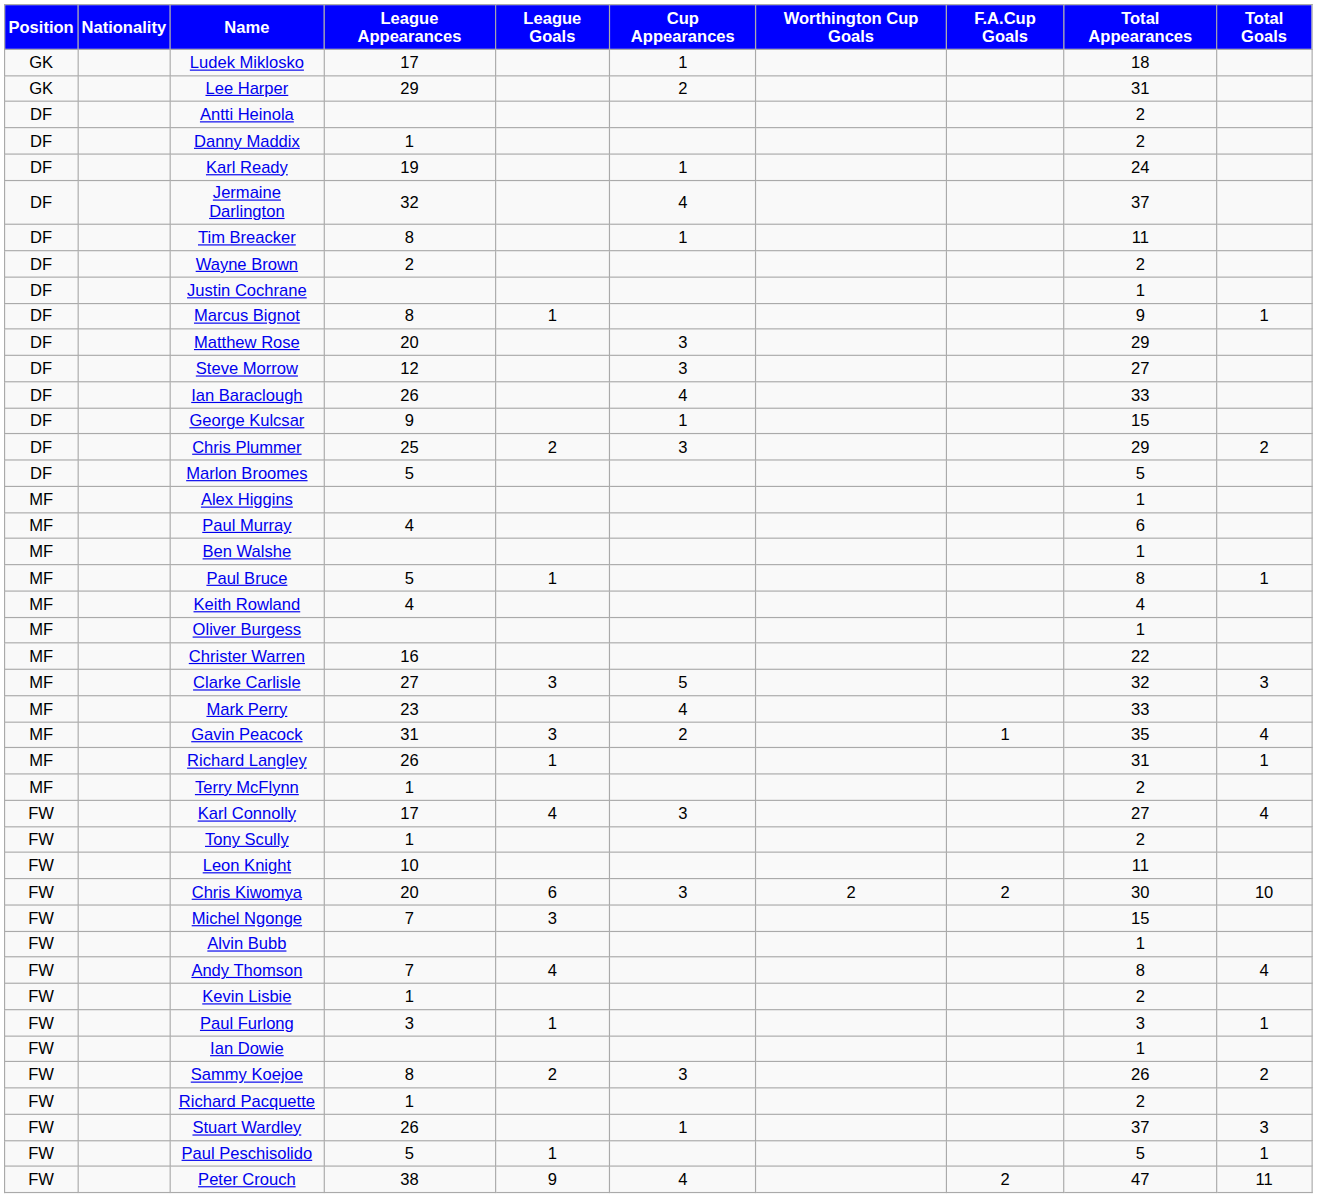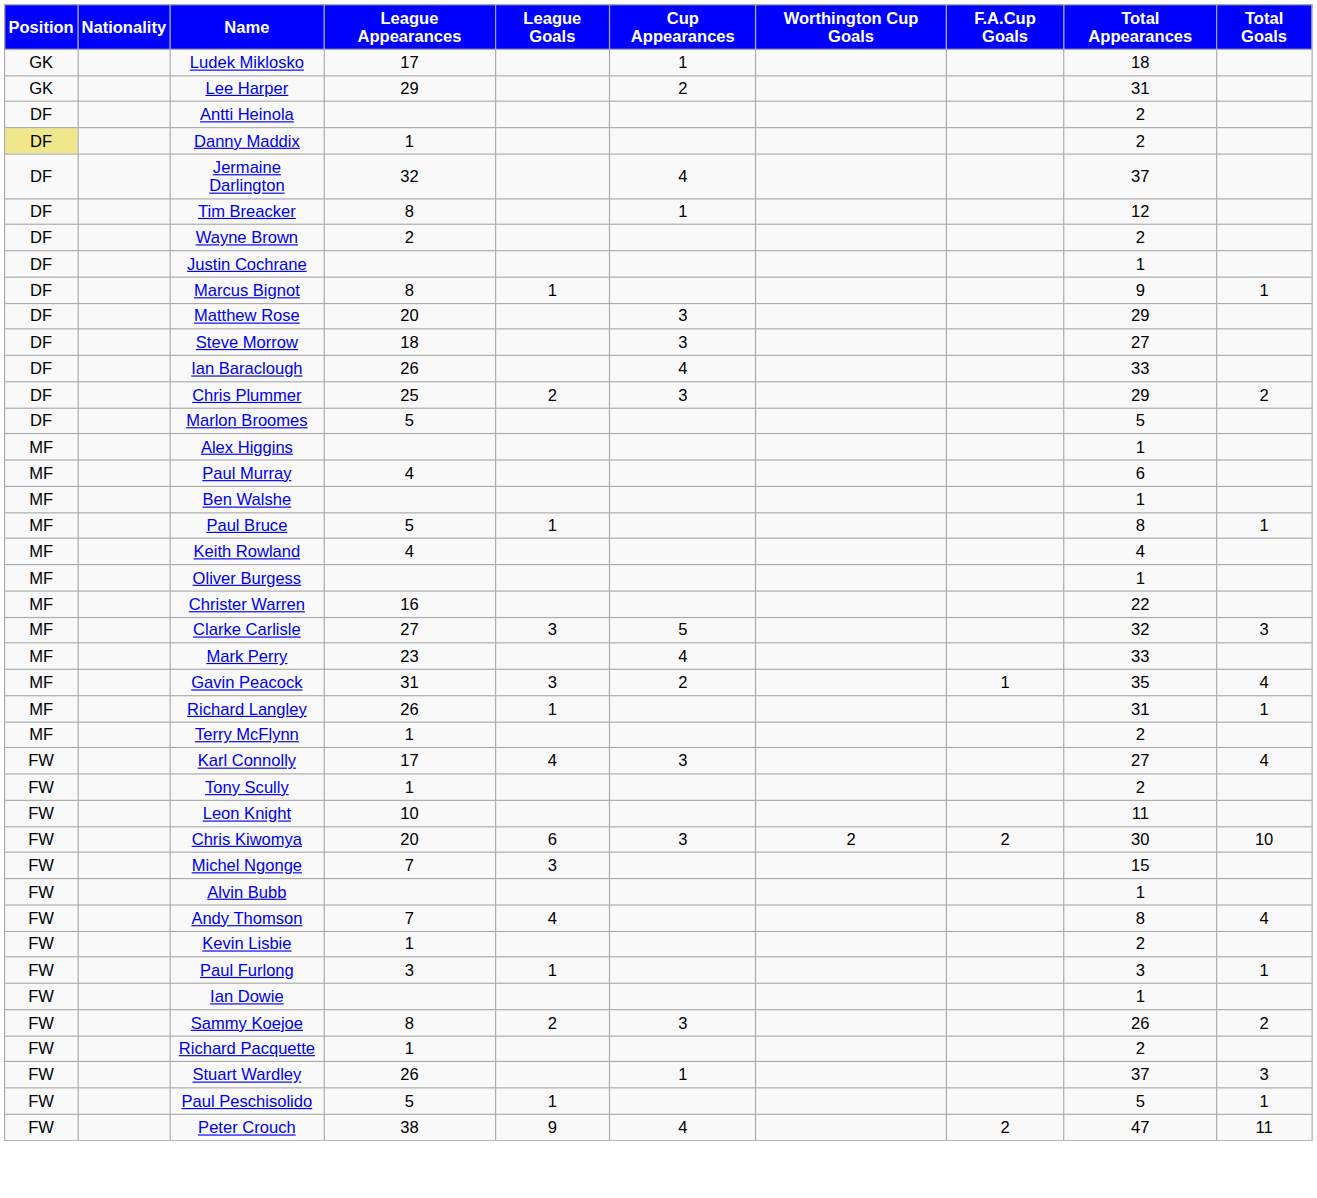(41, 141) no background -> (41, 141) khaki background
- row: (247, 167)
(1140, 238) 11 -> (1140, 212) 12
(409, 369) 12 -> (409, 343) 18
- row: (247, 421)
